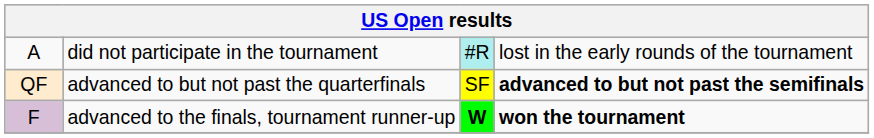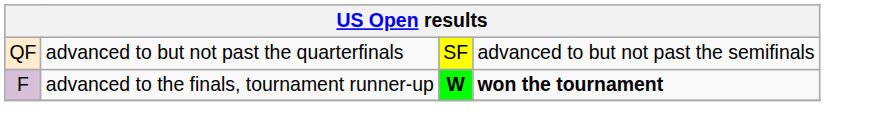- row: (223, 53)
(682, 85) bold -> (646, 53) normal
